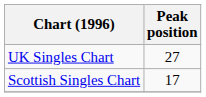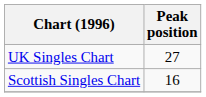(172, 80) 17 -> (172, 80) 16
